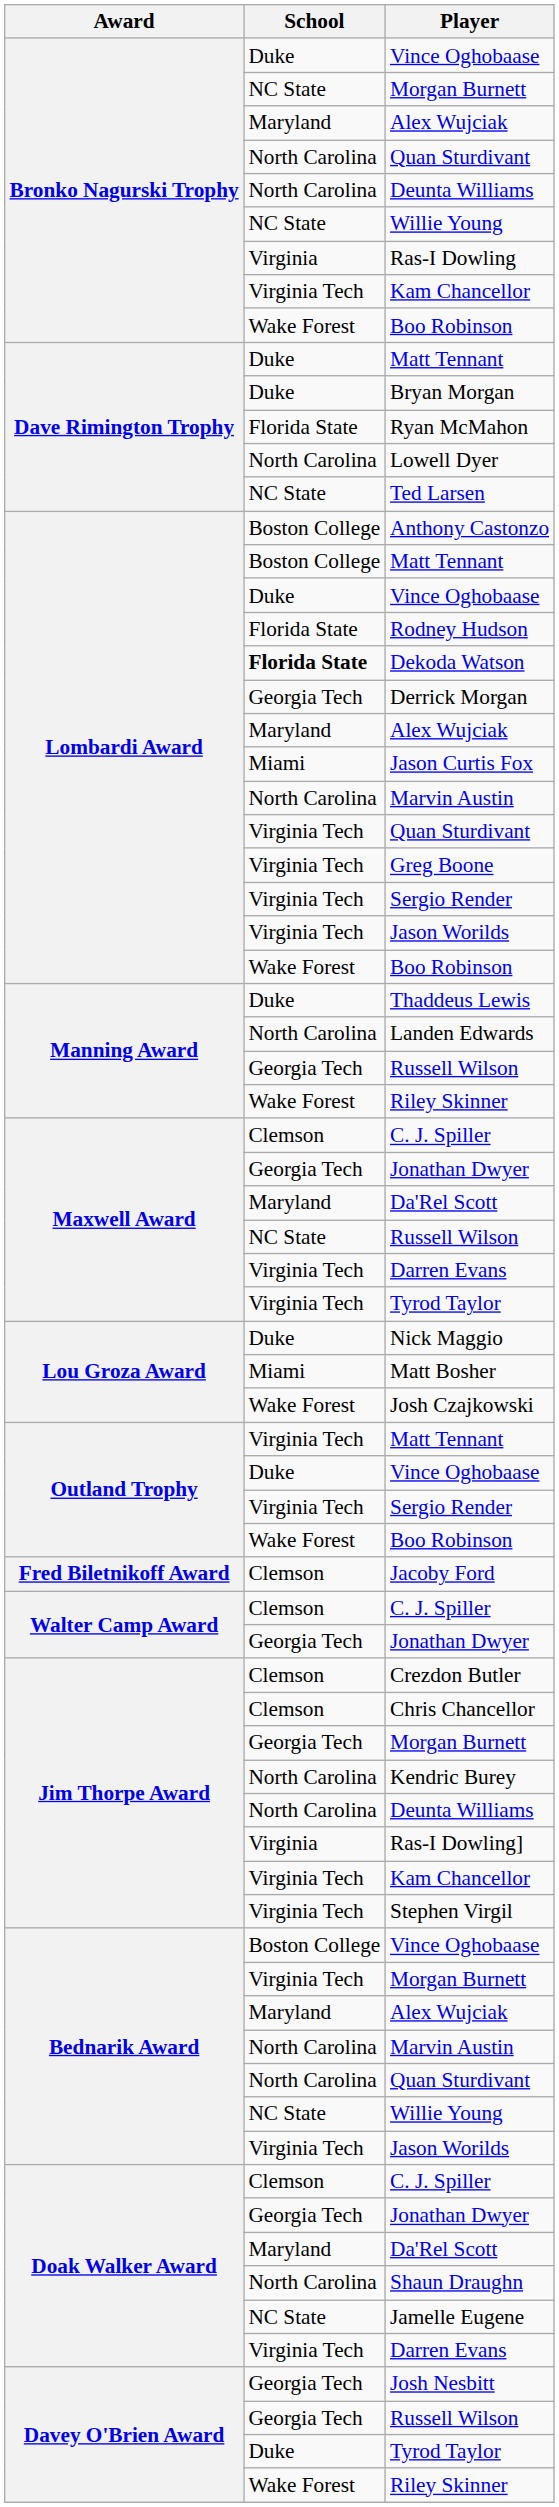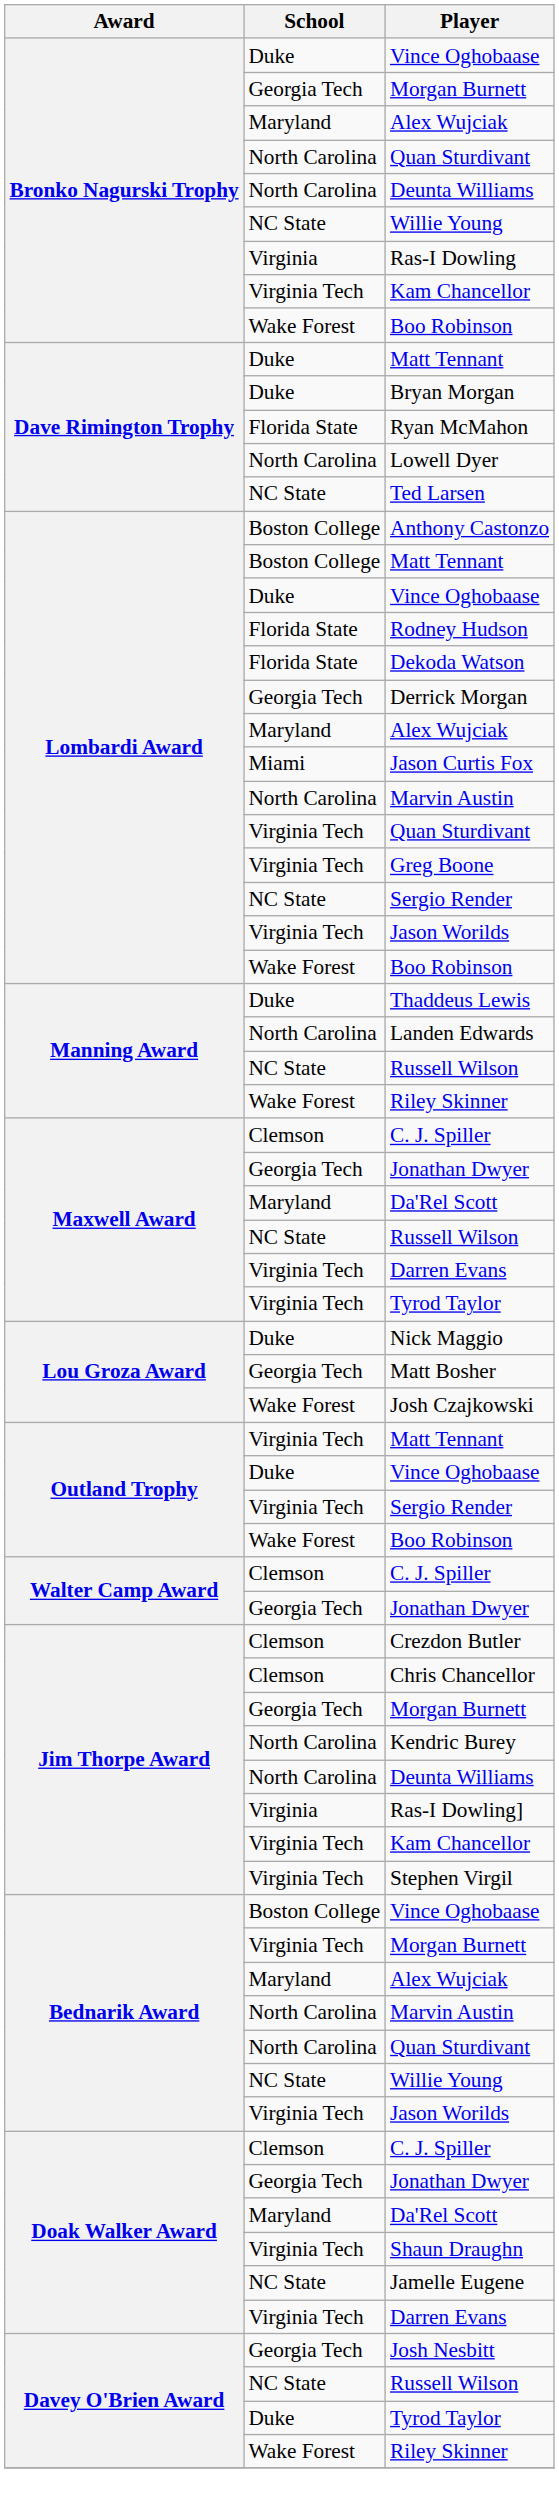(287, 88) NC State -> (305, 88) Georgia Tech
(308, 662) bold -> (303, 662) normal
(306, 898) Virginia Tech -> (287, 898) NC State
(305, 1067) Georgia Tech -> (287, 1067) NC State
(277, 1371) Miami -> (305, 1371) Georgia Tech
- row: (124, 1573)
(313, 2282) North Carolina -> (306, 2248) Virginia Tech
(305, 2417) Georgia Tech -> (287, 2383) NC State
